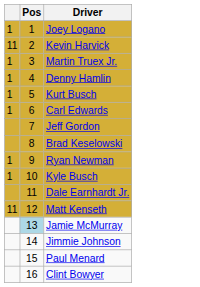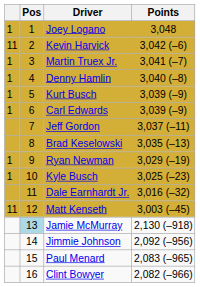+ column: (163, 13)
